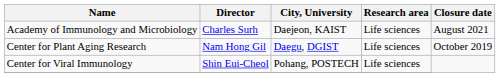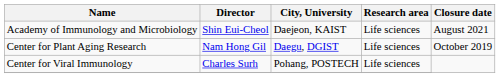(230, 30) Charles Surh -> (235, 30) Shin Eui-Cheol
(235, 64) Shin Eui-Cheol -> (230, 64) Charles Surh
